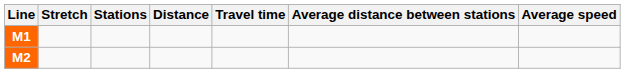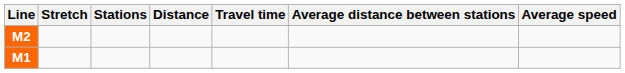rows swapped: (21, 36) <-> (21, 57)
